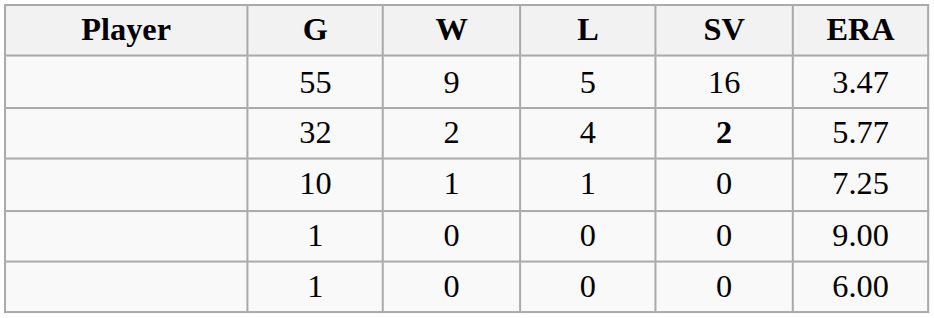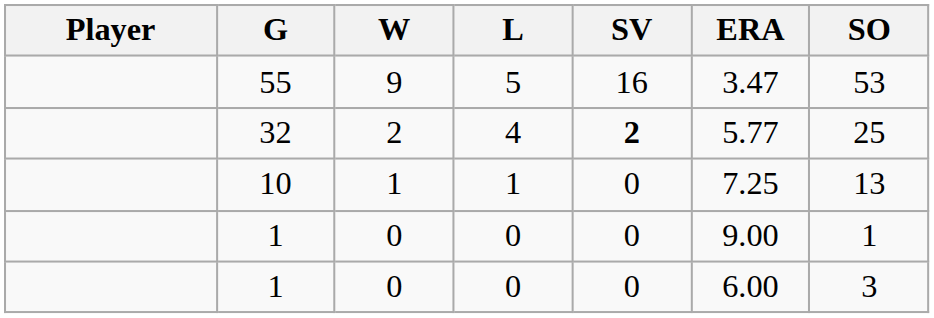+ column: (869, 30)
